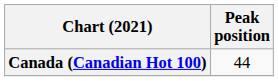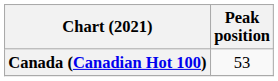(242, 62) 44 -> (242, 62) 53
